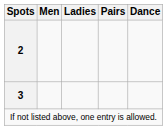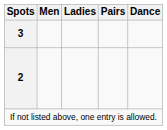rows swapped: (21, 95) <-> (21, 51)
